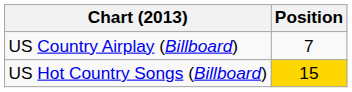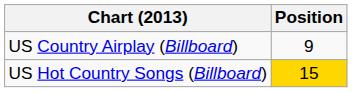(309, 45) 7 -> (309, 45) 9
